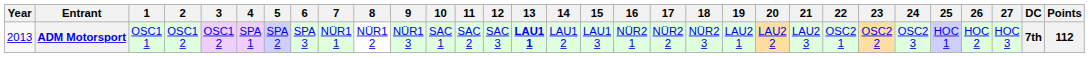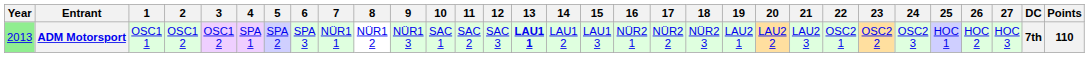(20, 37) no background -> (20, 37) lightgreen background
(1064, 37) 112 -> (1064, 37) 110
